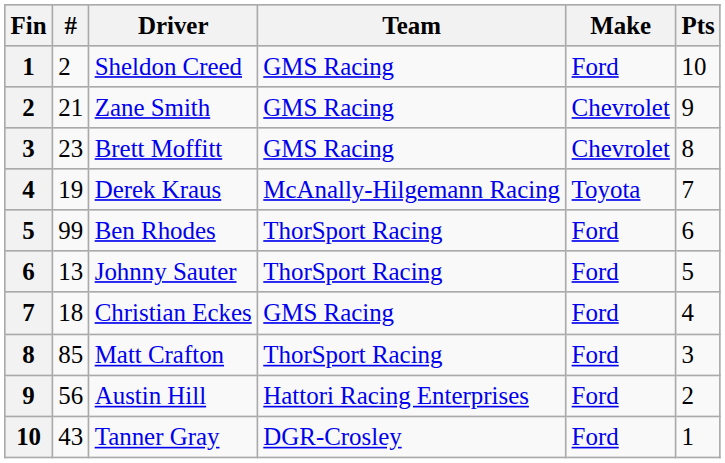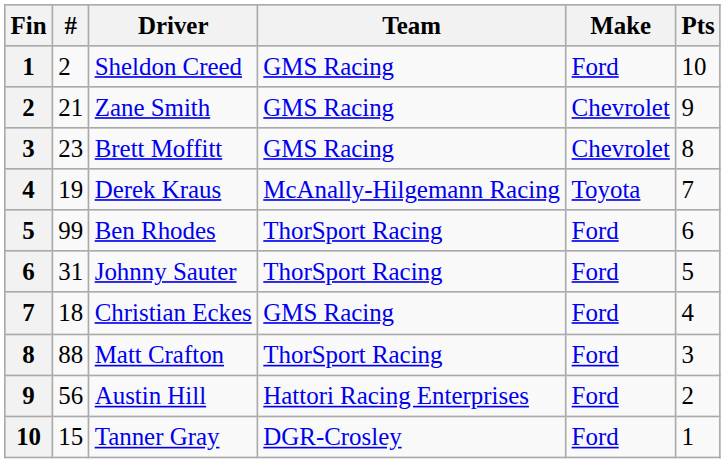(71, 271) 13 -> (71, 271) 31
(71, 354) 85 -> (71, 354) 88
(71, 436) 43 -> (71, 436) 15
